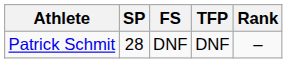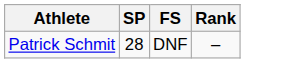- column: (212, 18)
